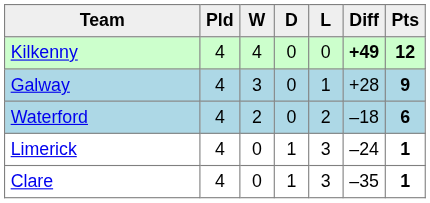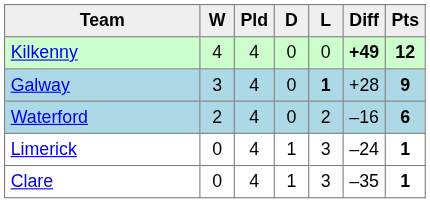columns swapped: (220, 20) <-> (257, 20)
(326, 84) normal -> (326, 84) bold
(364, 117) –18 -> (364, 117) –16
